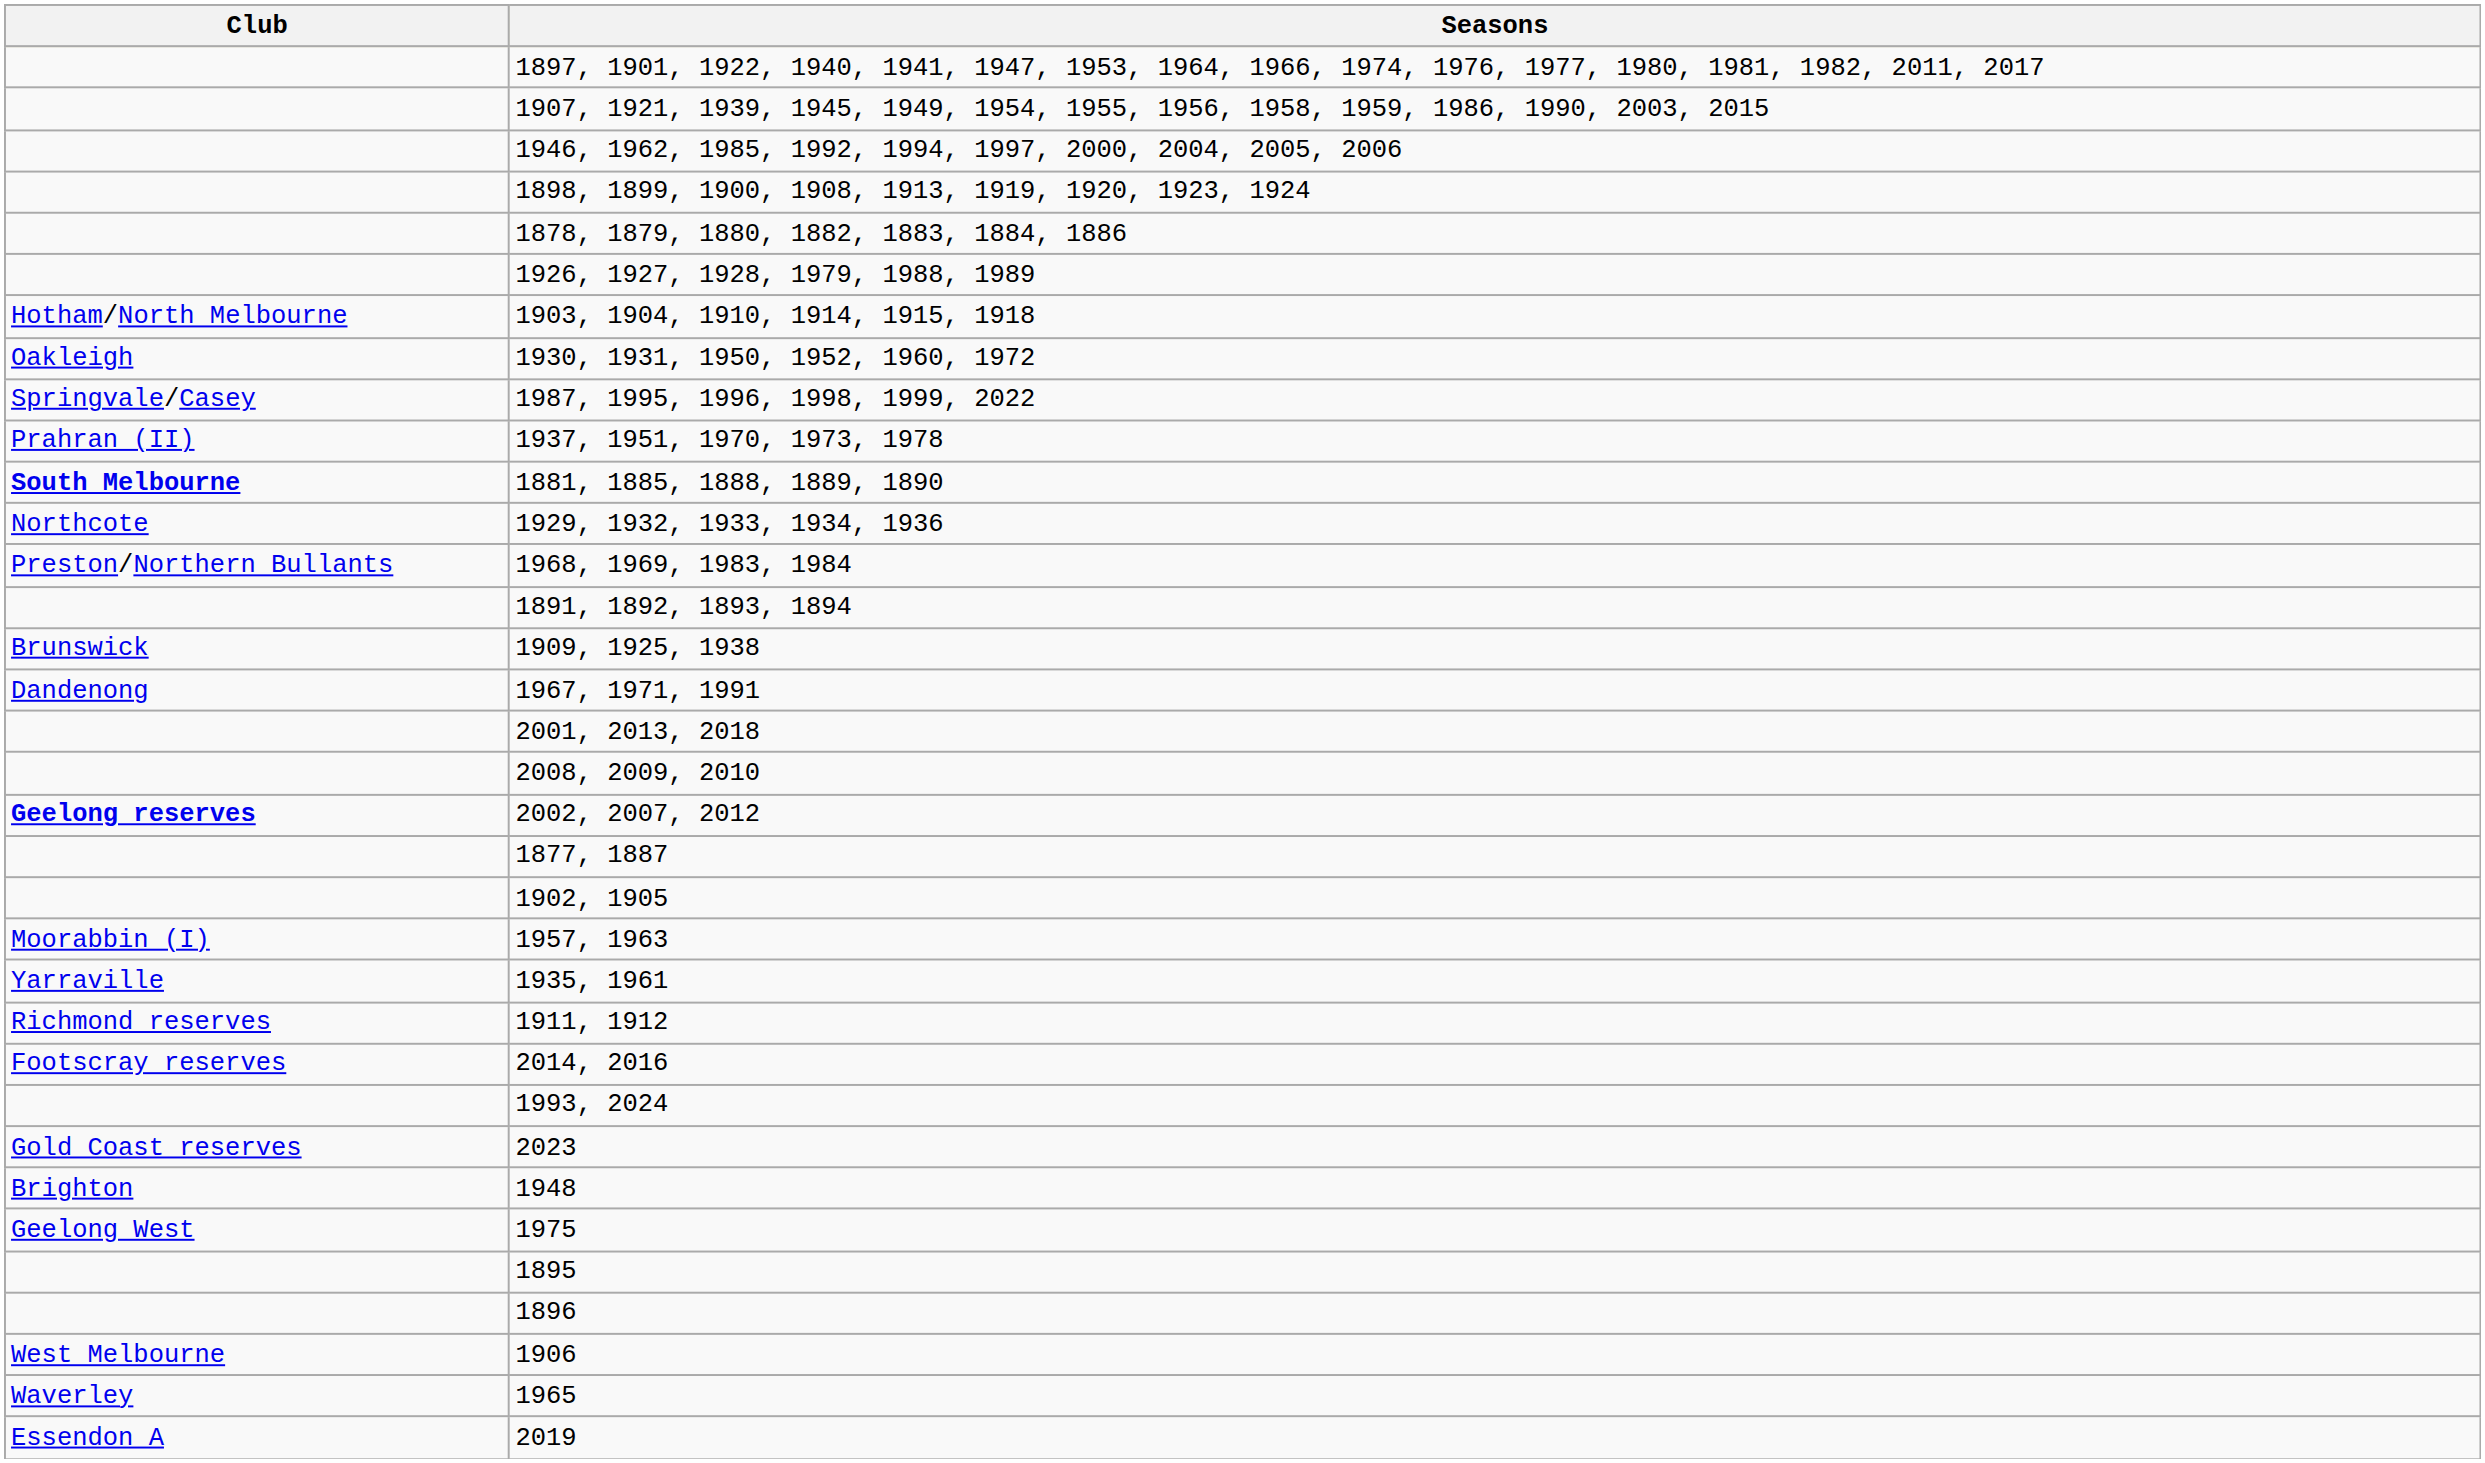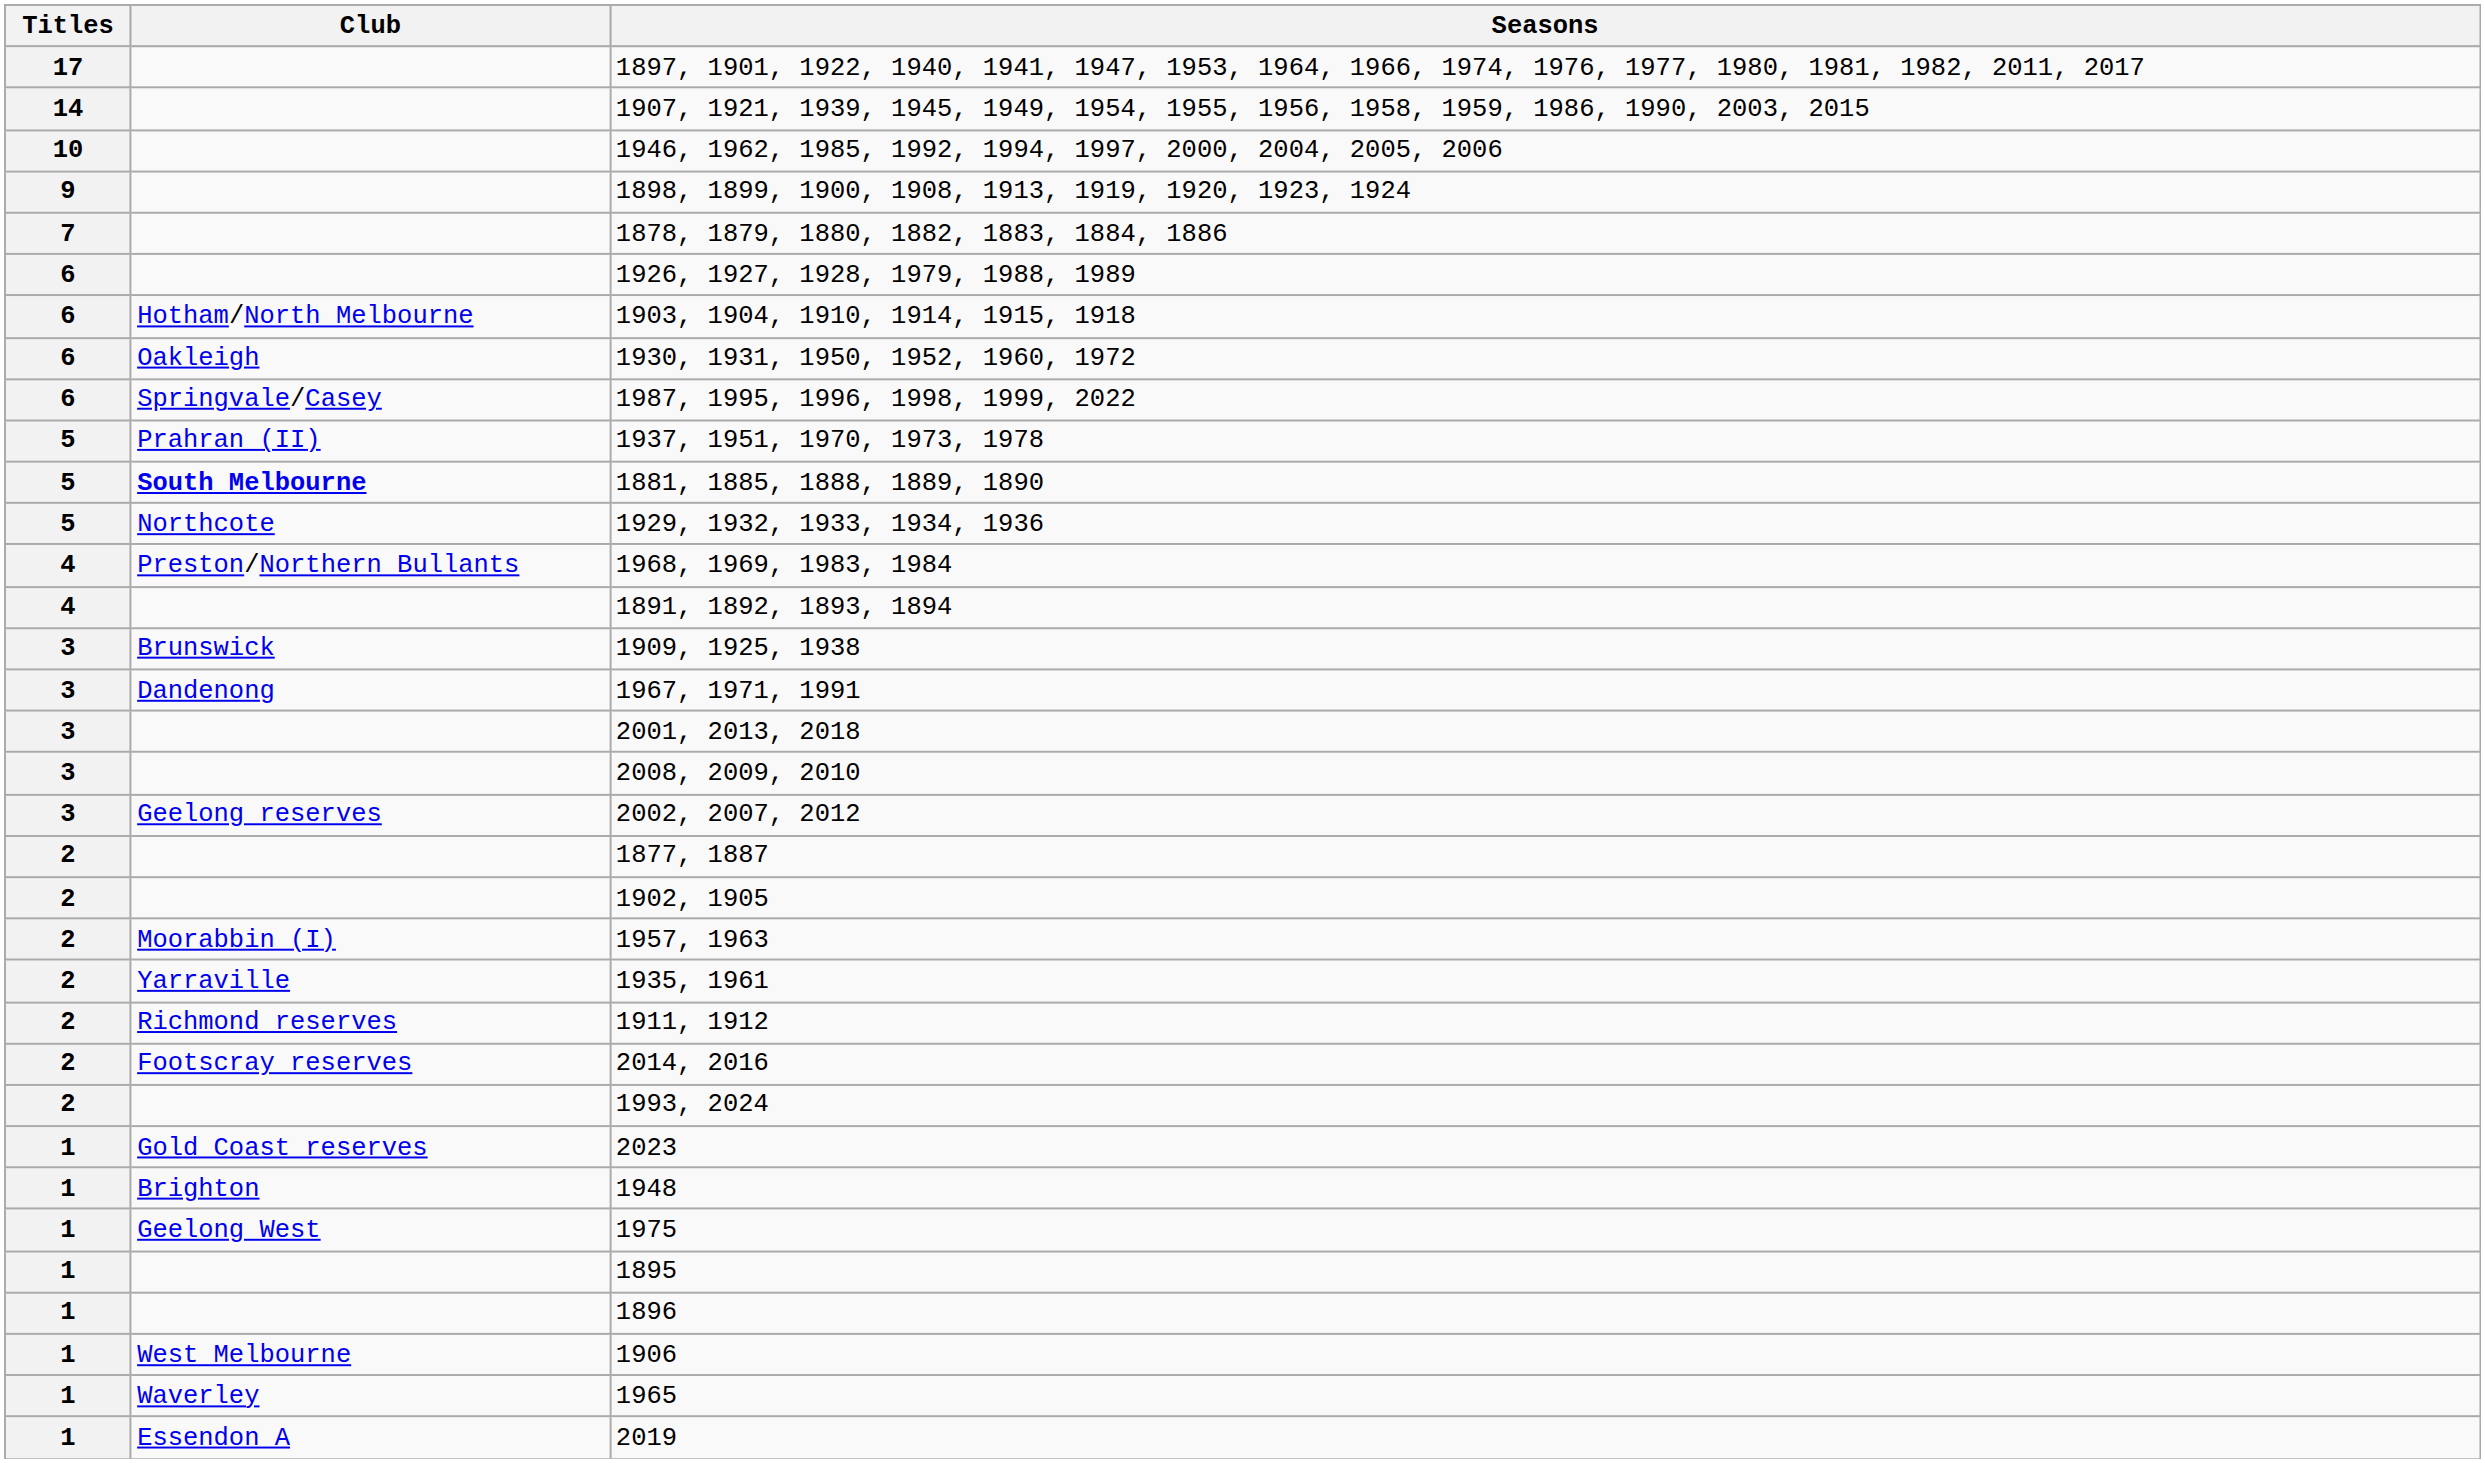+ column: (68, 26)
(133, 815) bold -> (259, 815) normal
